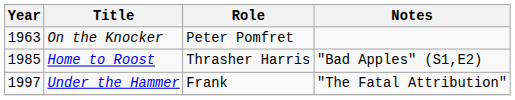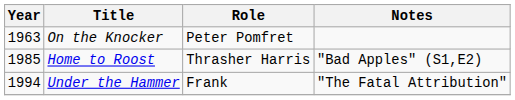(24, 83) 1997 -> (24, 83) 1994
